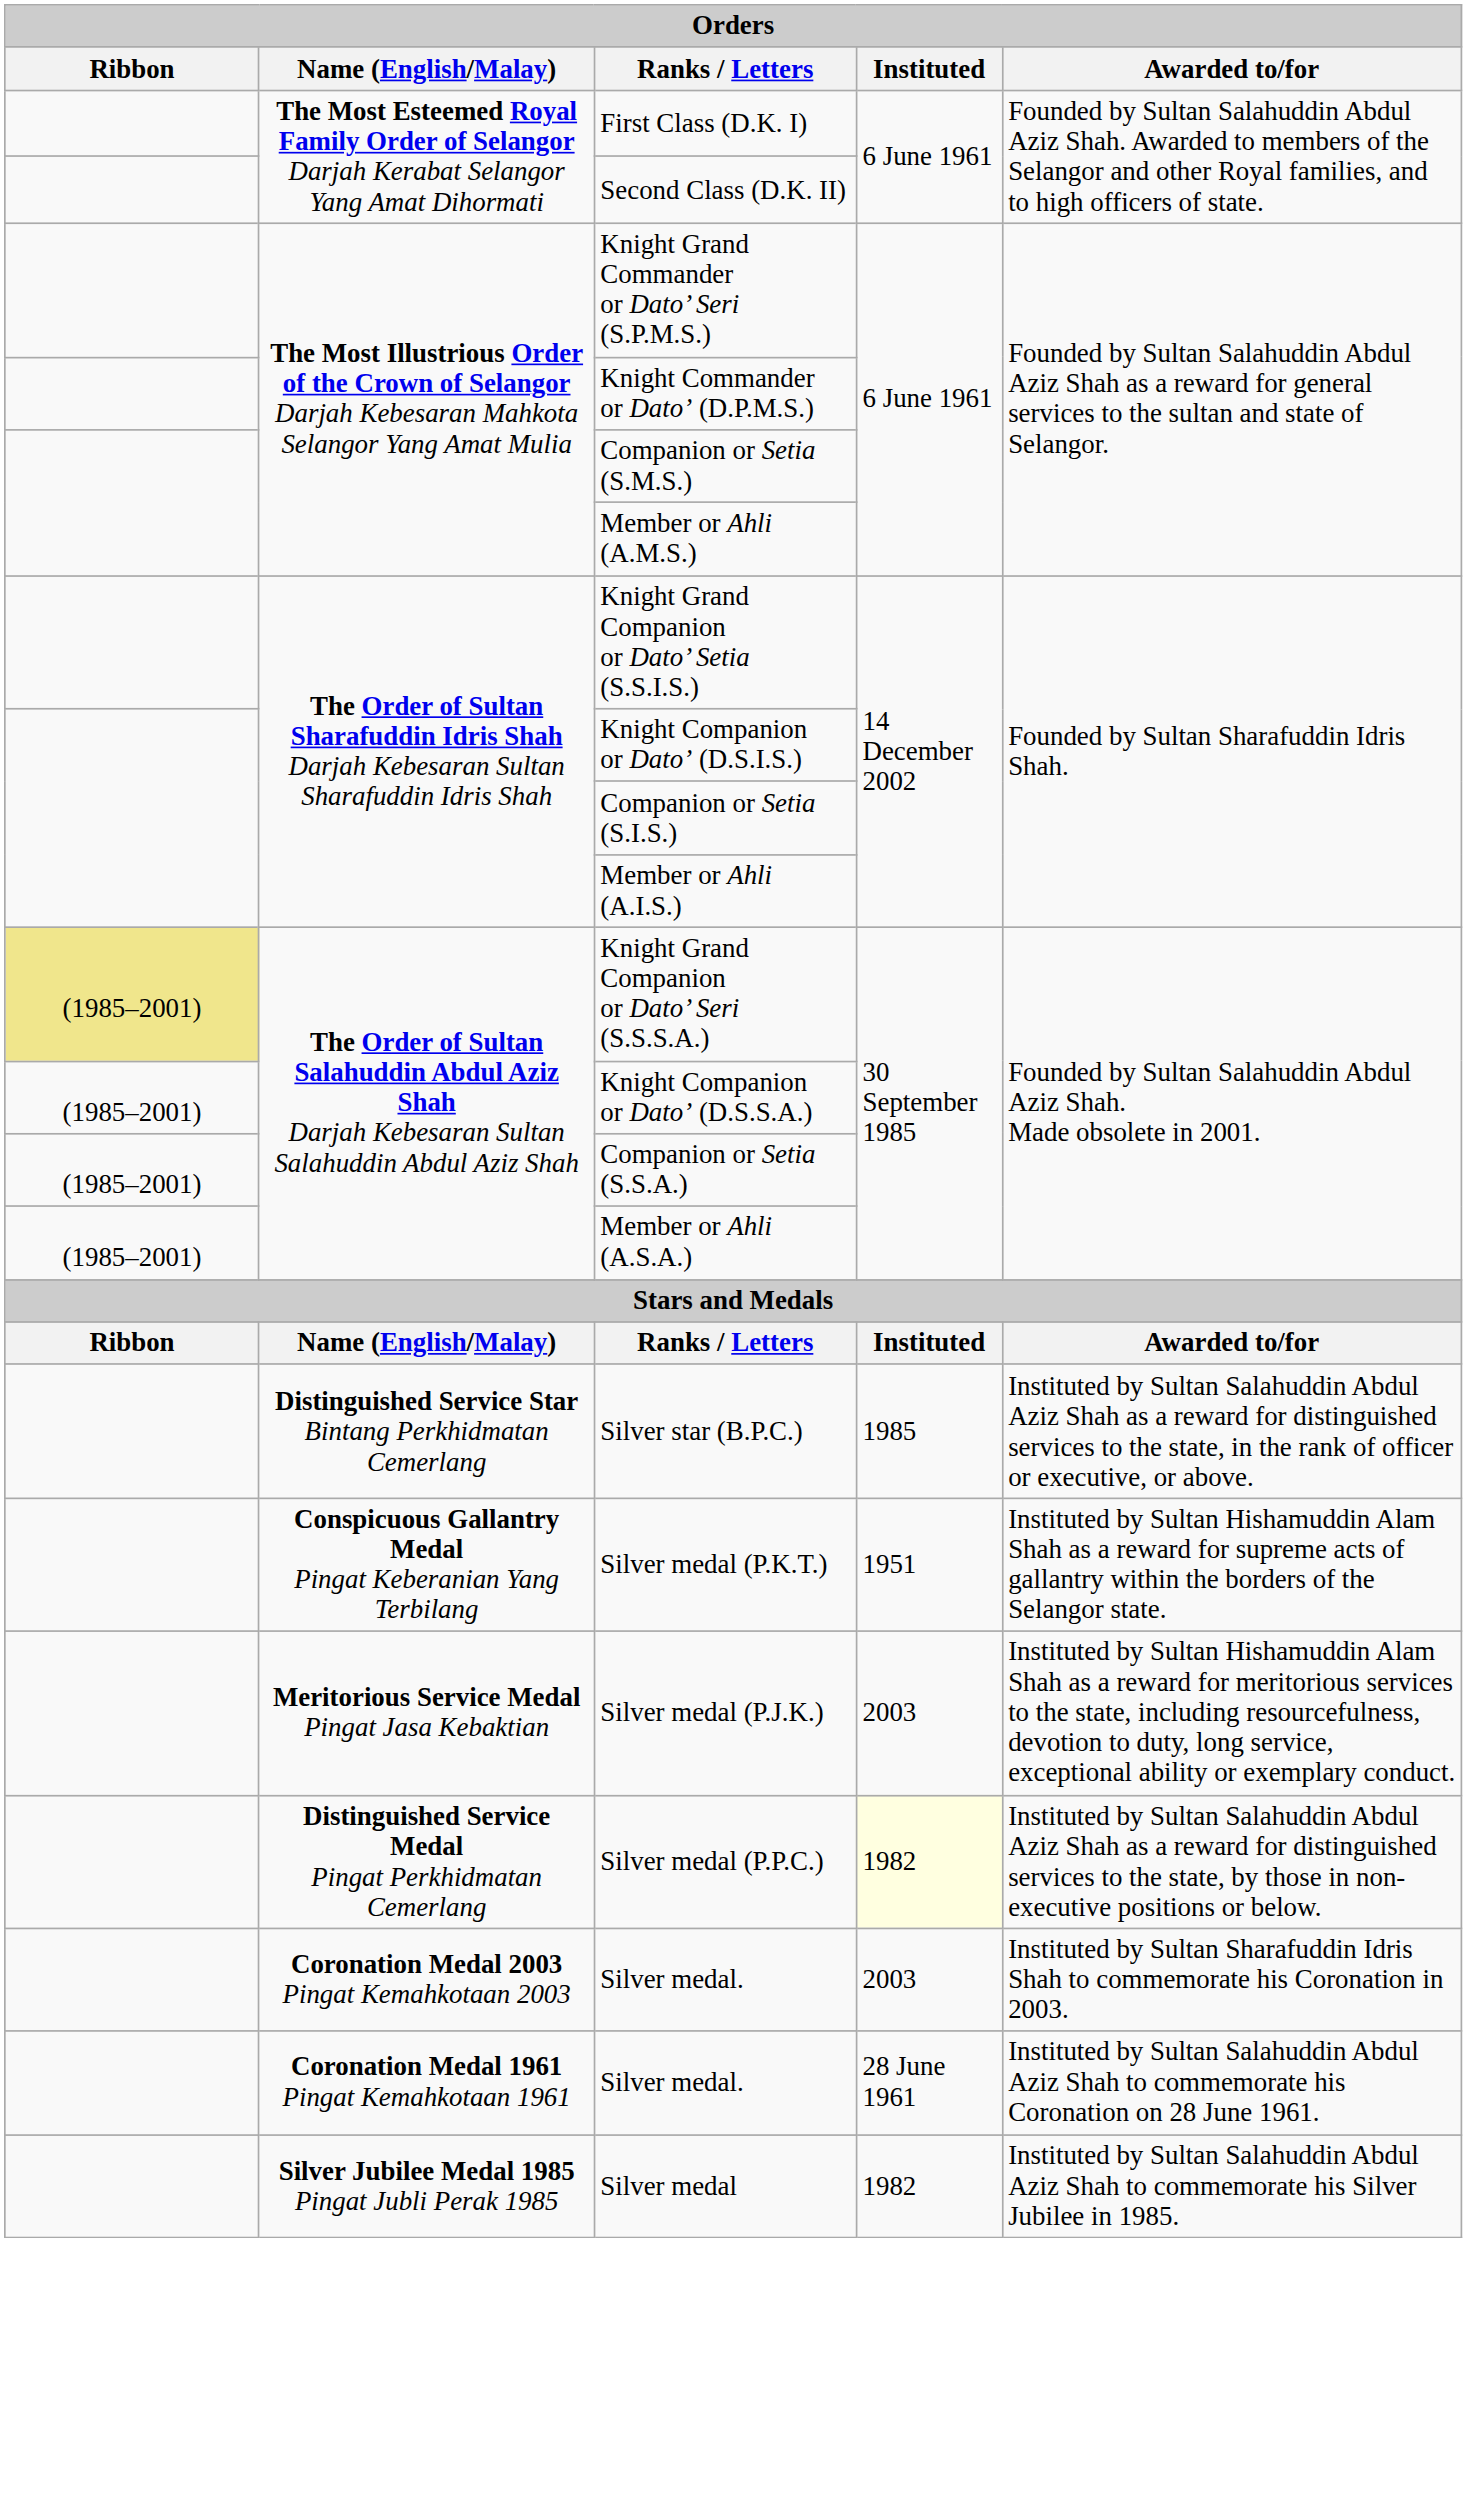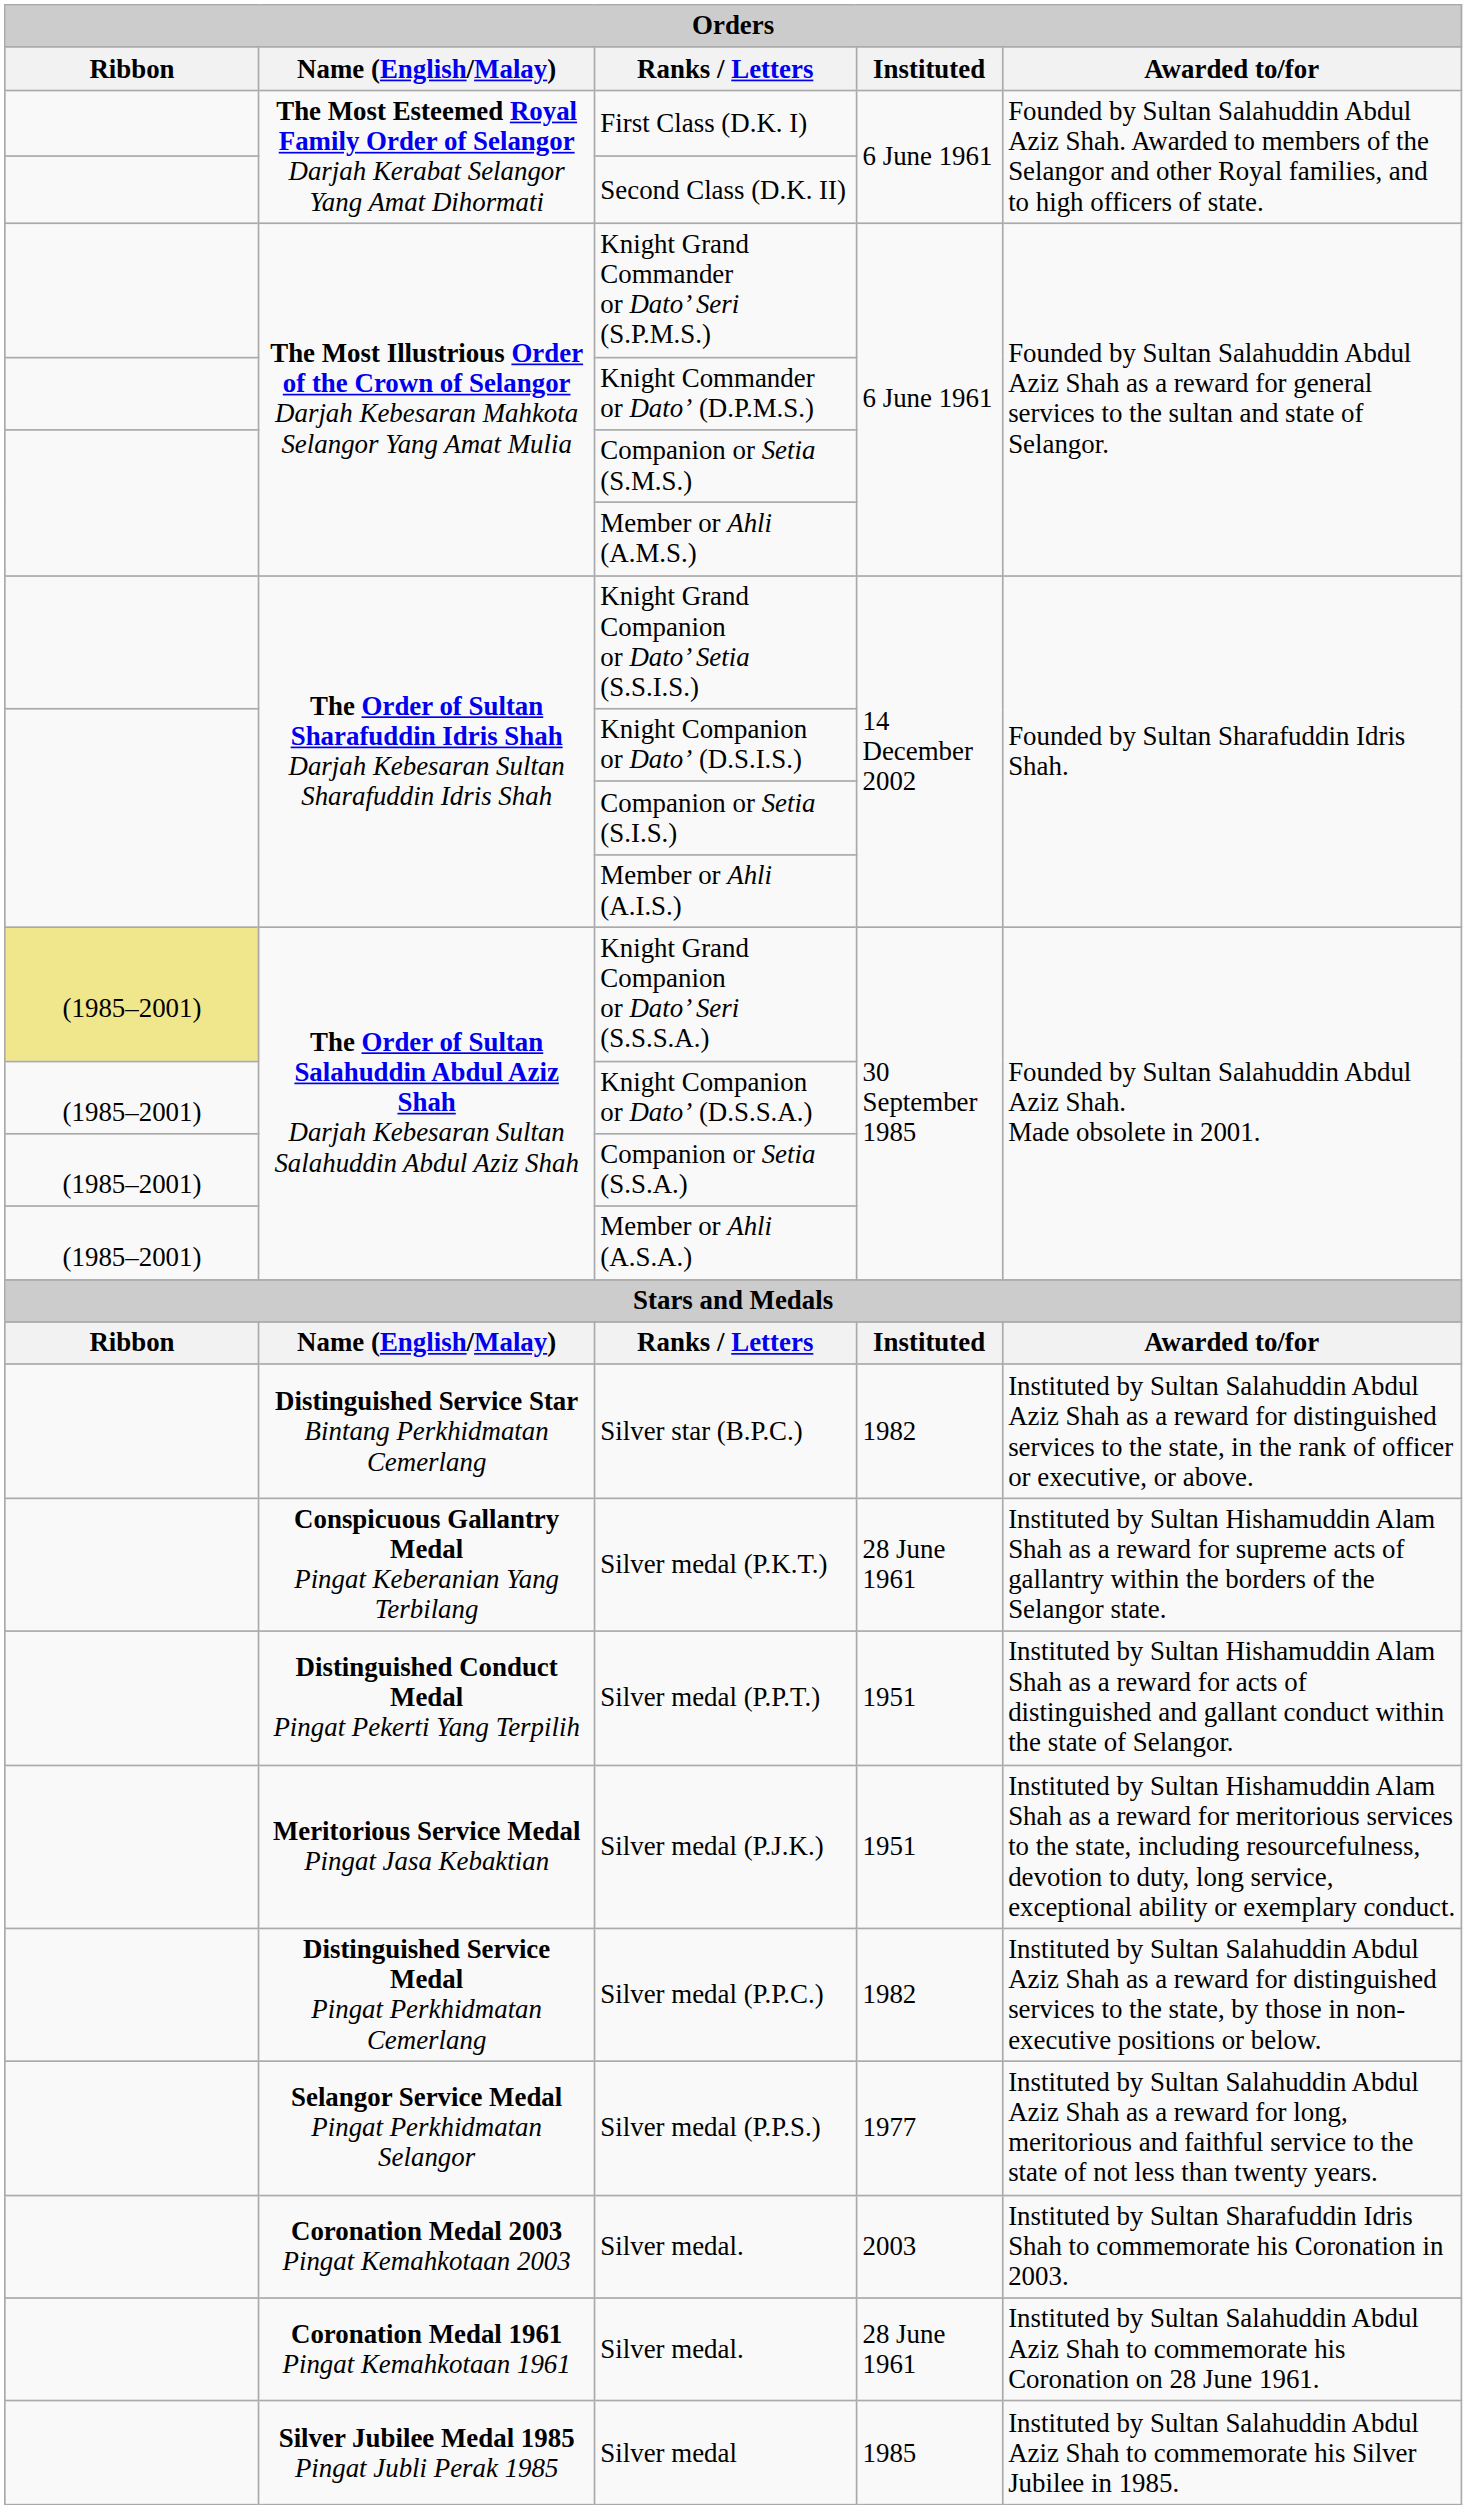(889, 1430) 1985 -> (889, 1430) 1982
(889, 1564) 1951 -> (904, 1564) 28 June 1961
+ row: (427, 1697)
(889, 1712) 2003 -> (889, 1846) 1951
(889, 1861) lightyellow background -> (889, 1994) no background
+ row: (427, 2127)
(889, 2185) 1982 -> (889, 2452) 1985
